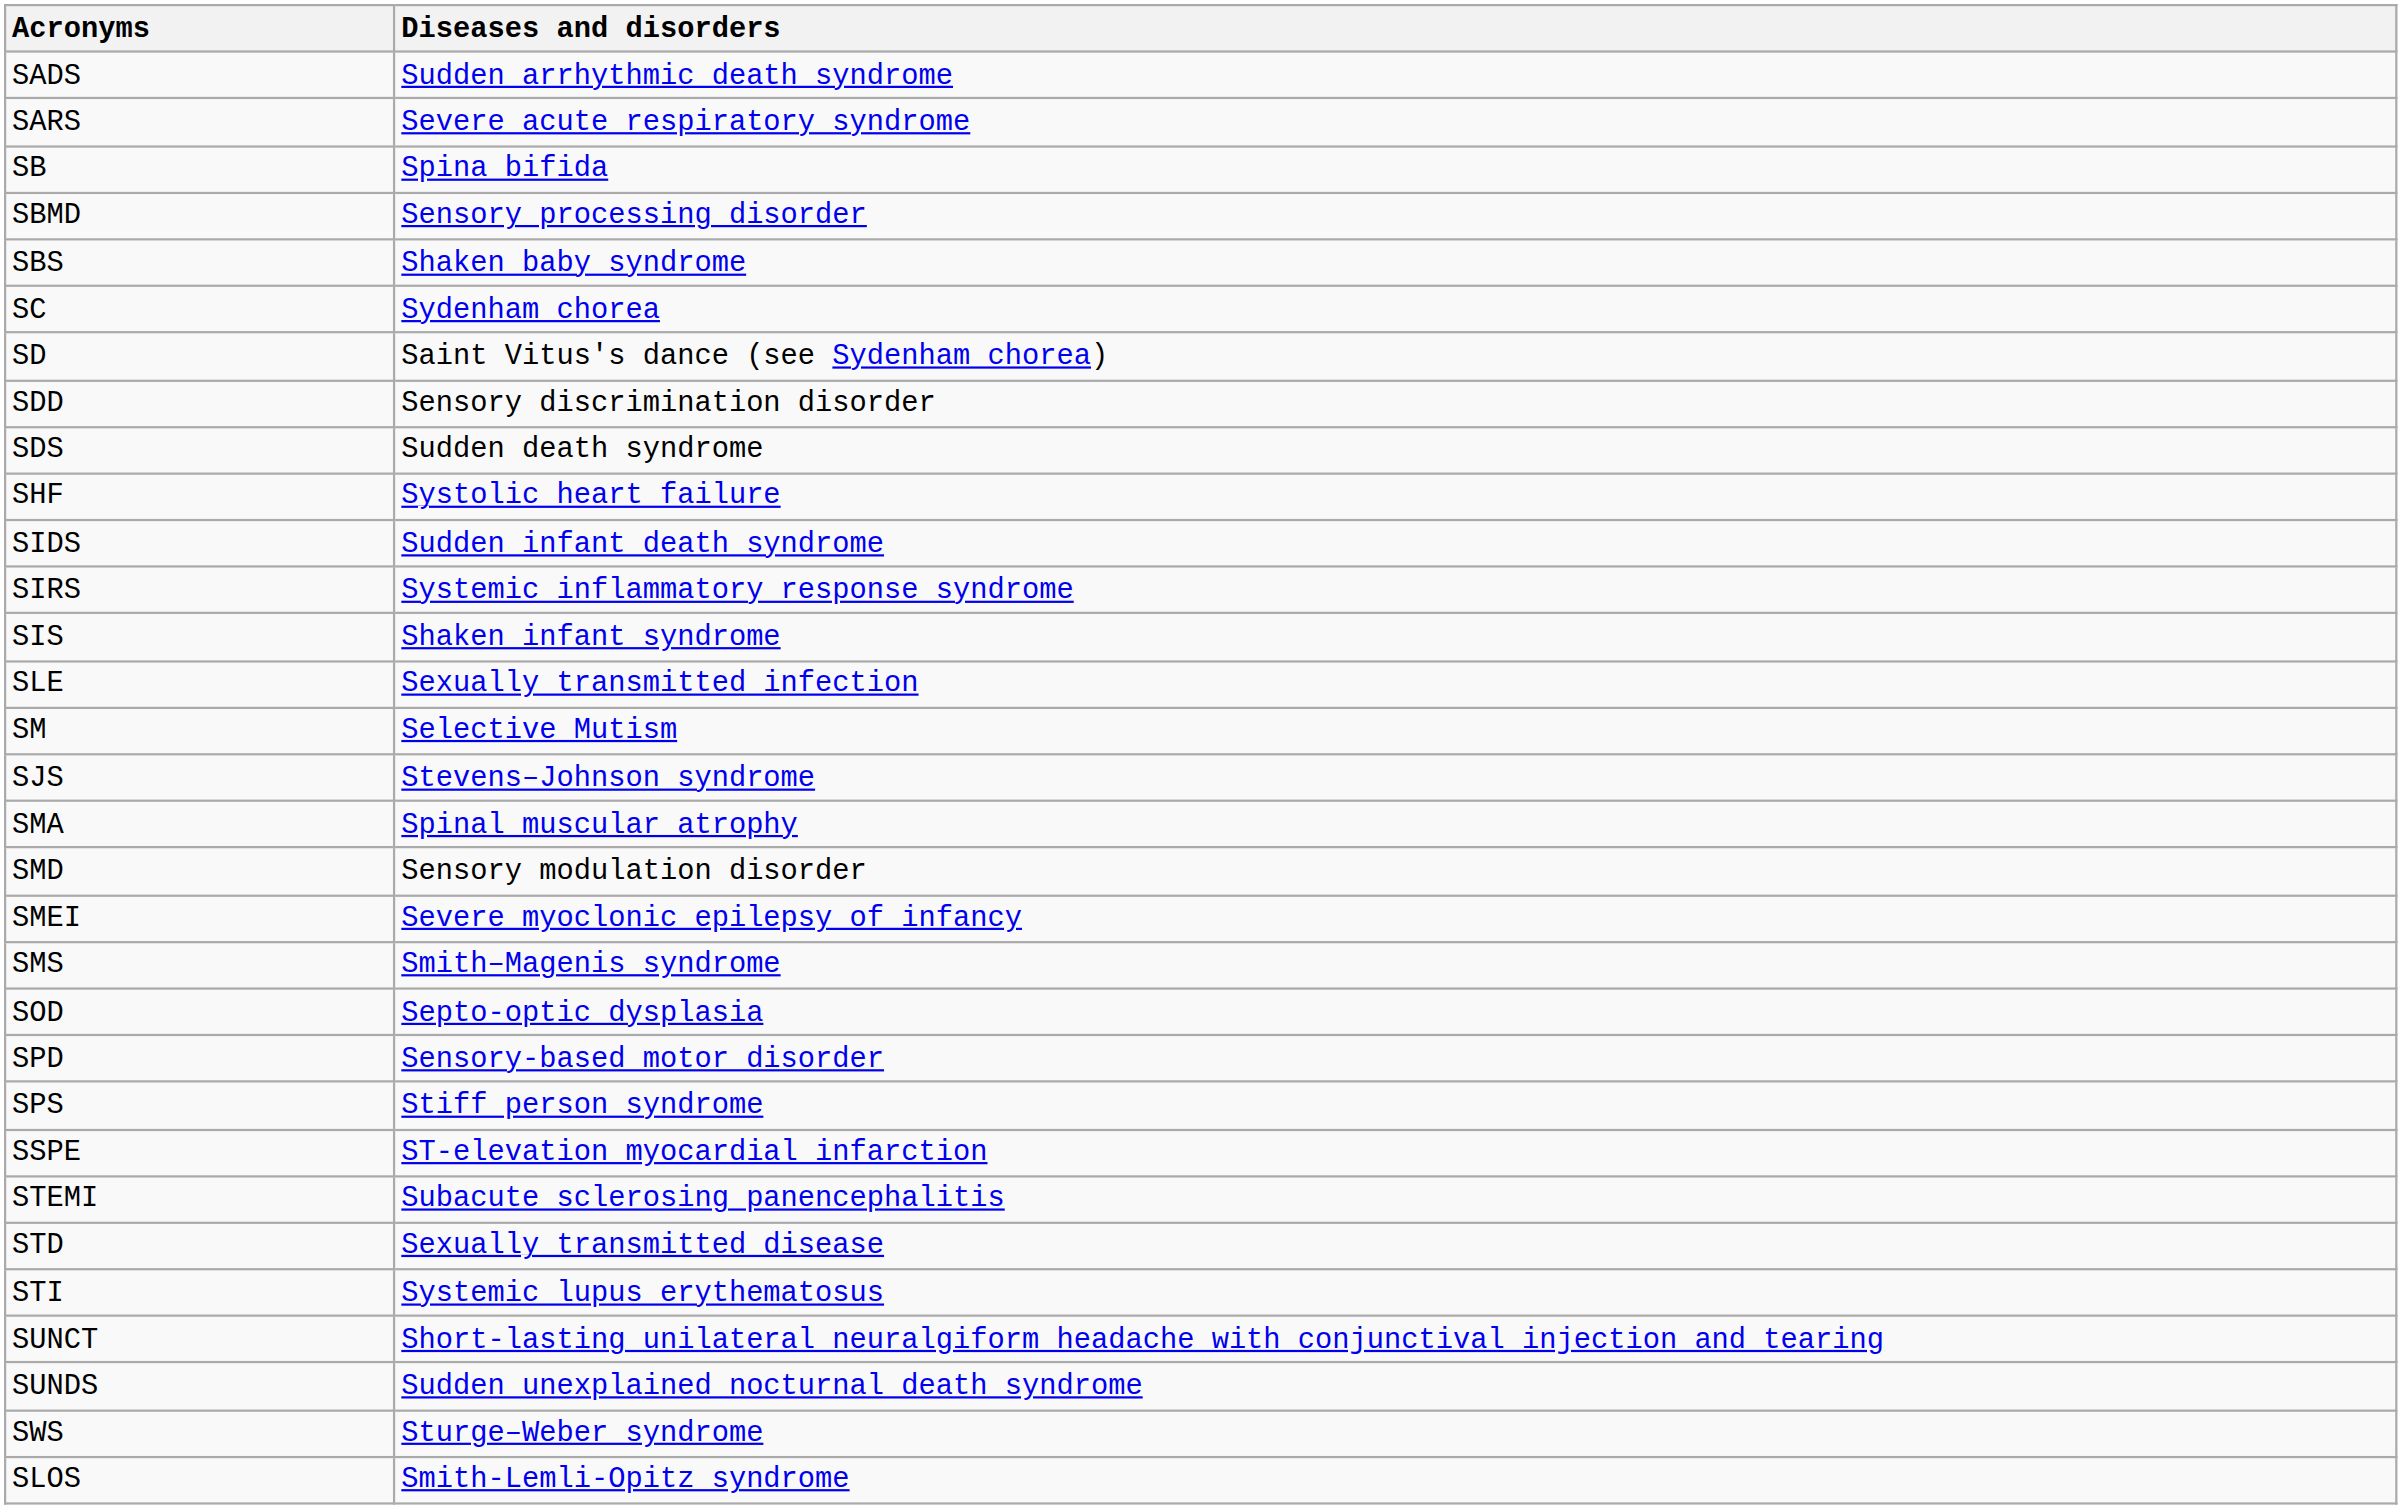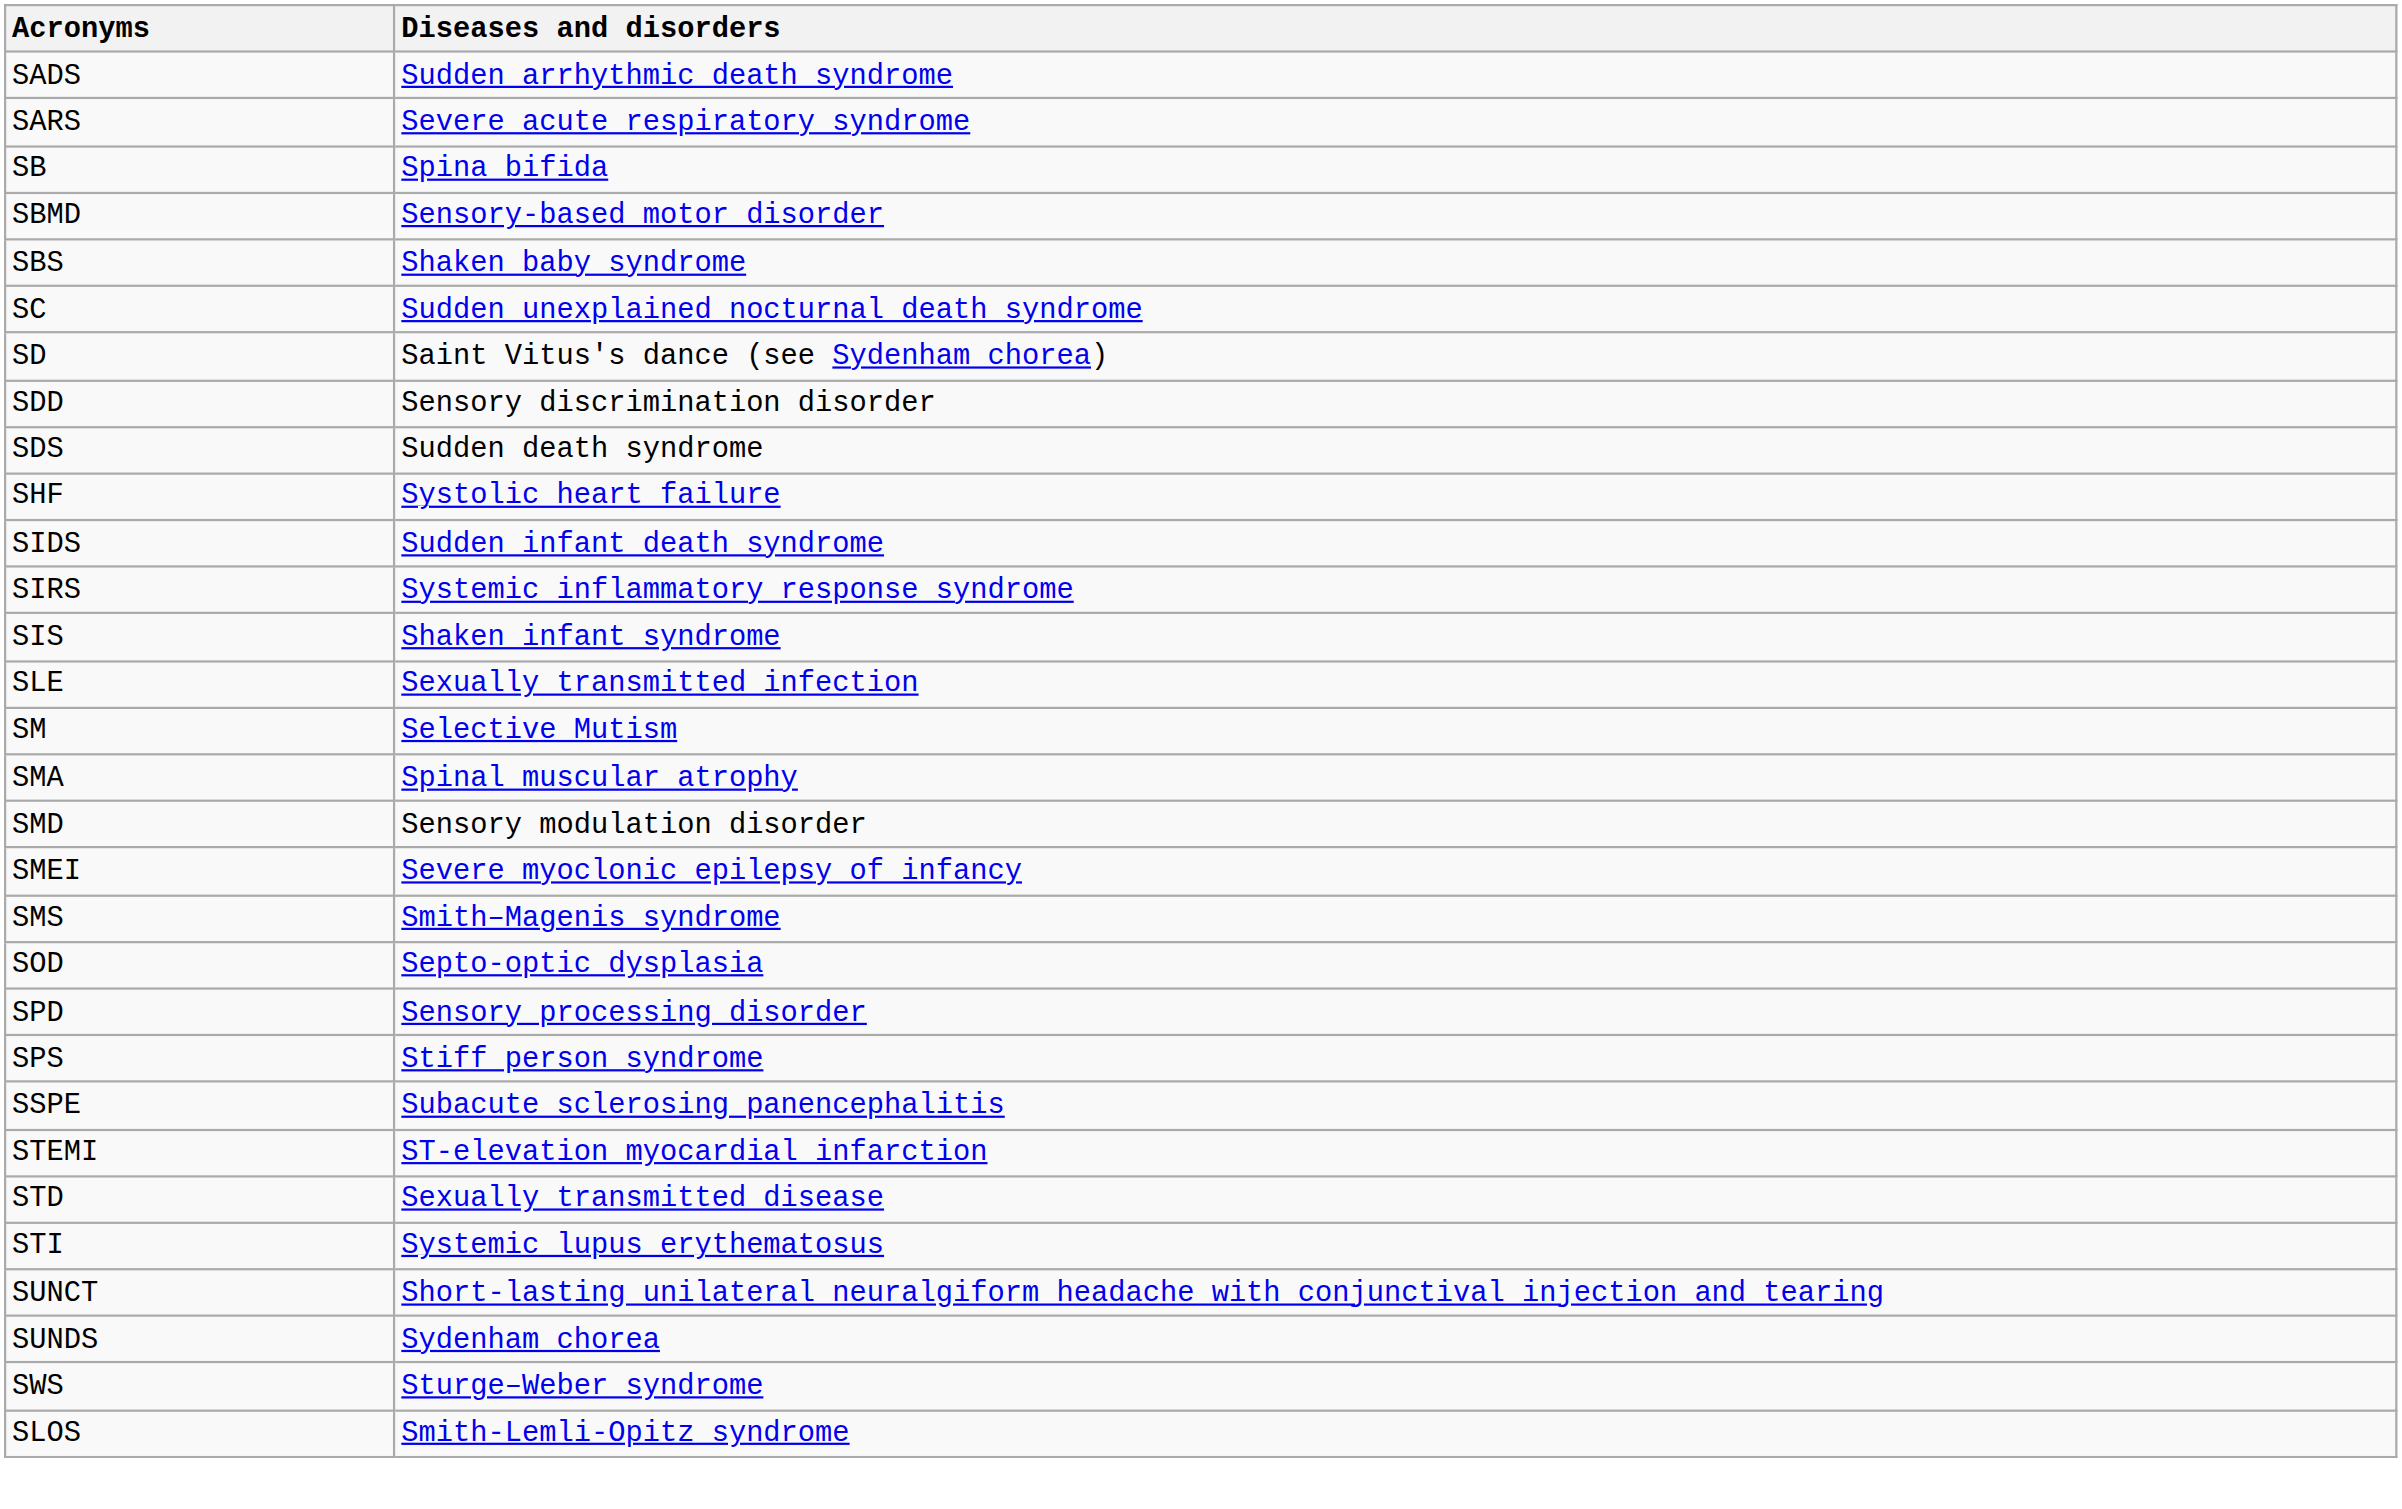(634, 216) Sensory processing disorder -> (643, 216) Sensory-based motor disorder
(531, 309) Sydenham chorea -> (772, 309) Sudden unexplained nocturnal death syndrome
- row: (38, 778)
(643, 1059) Sensory-based motor disorder -> (634, 1012) Sensory processing disorder
(694, 1152) ST-elevation myocardial infarction -> (703, 1105) Subacute sclerosing panencephalitis
(703, 1199) Subacute sclerosing panencephalitis -> (694, 1152) ST-elevation myocardial infarction
(772, 1386) Sudden unexplained nocturnal death syndrome -> (531, 1340) Sydenham chorea
